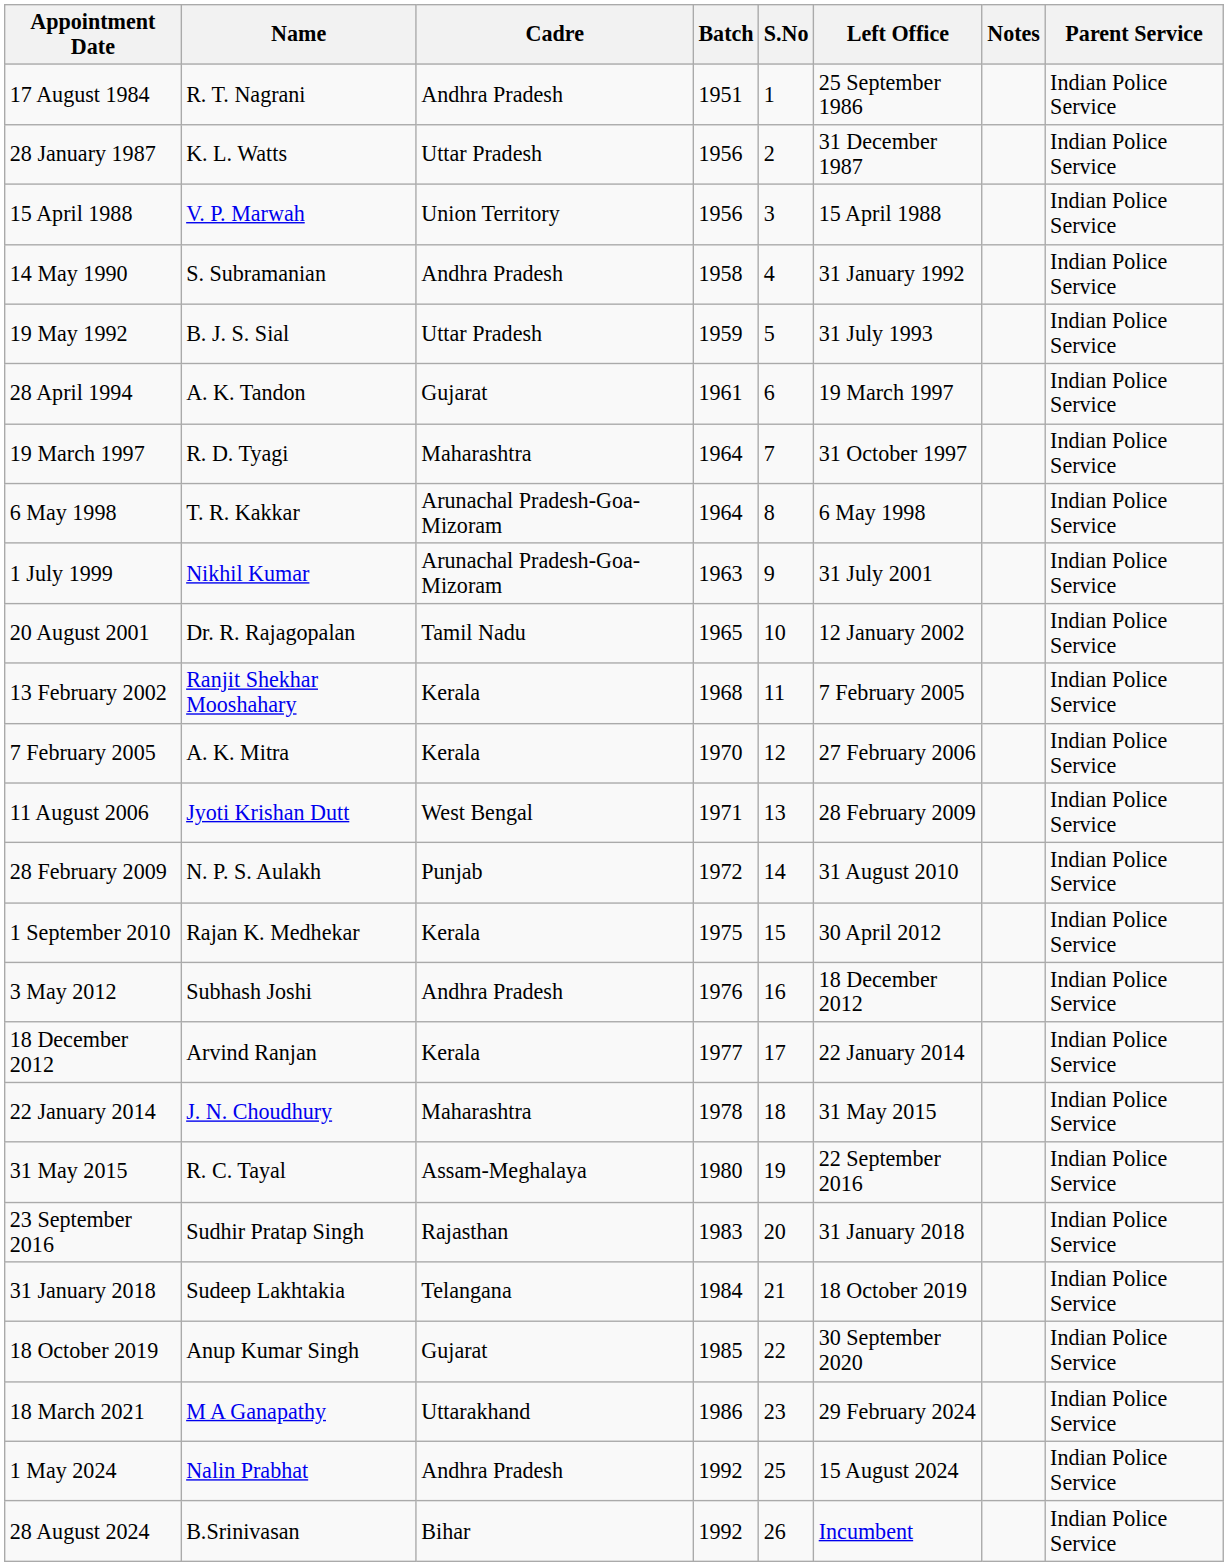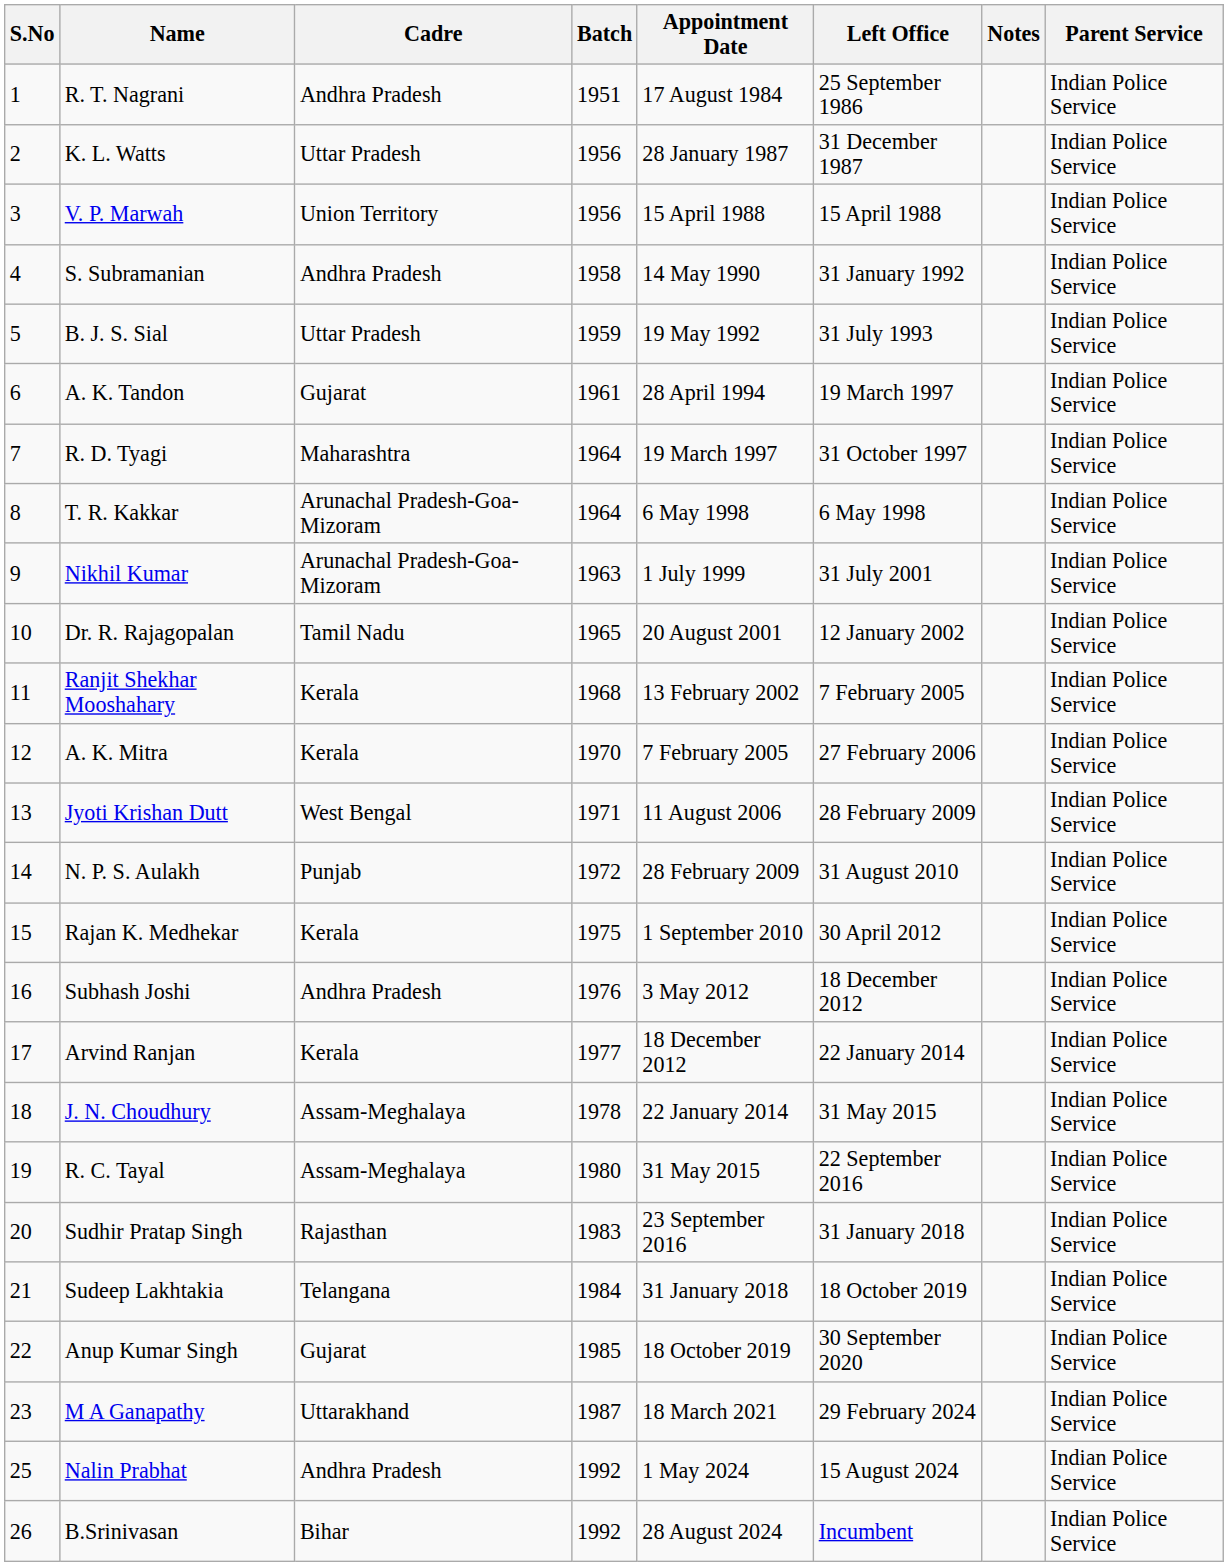columns swapped: (786, 34) <-> (93, 34)
(476, 1111) Maharashtra -> (383, 1111) Assam-Meghalaya
(720, 1411) 1986 -> (599, 1411) 1987
